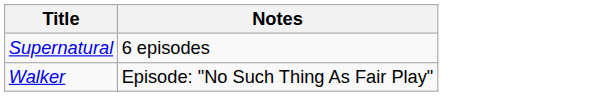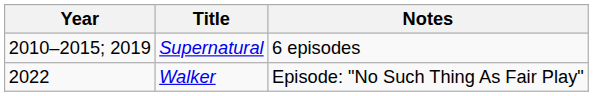+ column: (80, 18)
